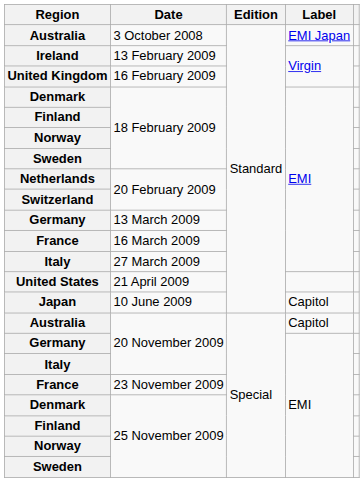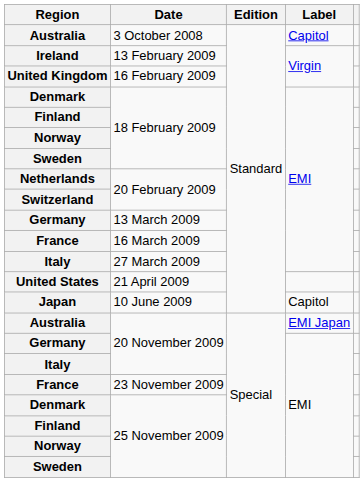(319, 35) EMI Japan -> (308, 35) Capitol
(308, 323) Capitol -> (319, 323) EMI Japan
